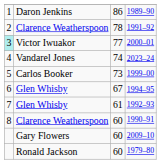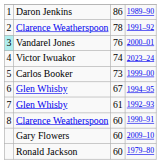(46, 43) Victor Iwuakor -> (45, 43) Vandarel Jones
(118, 43) 77 -> (118, 43) 76
(45, 58) Vandarel Jones -> (46, 58) Victor Iwuakor
